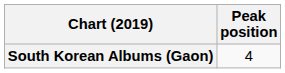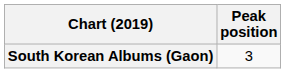(249, 56) 4 -> (249, 56) 3
